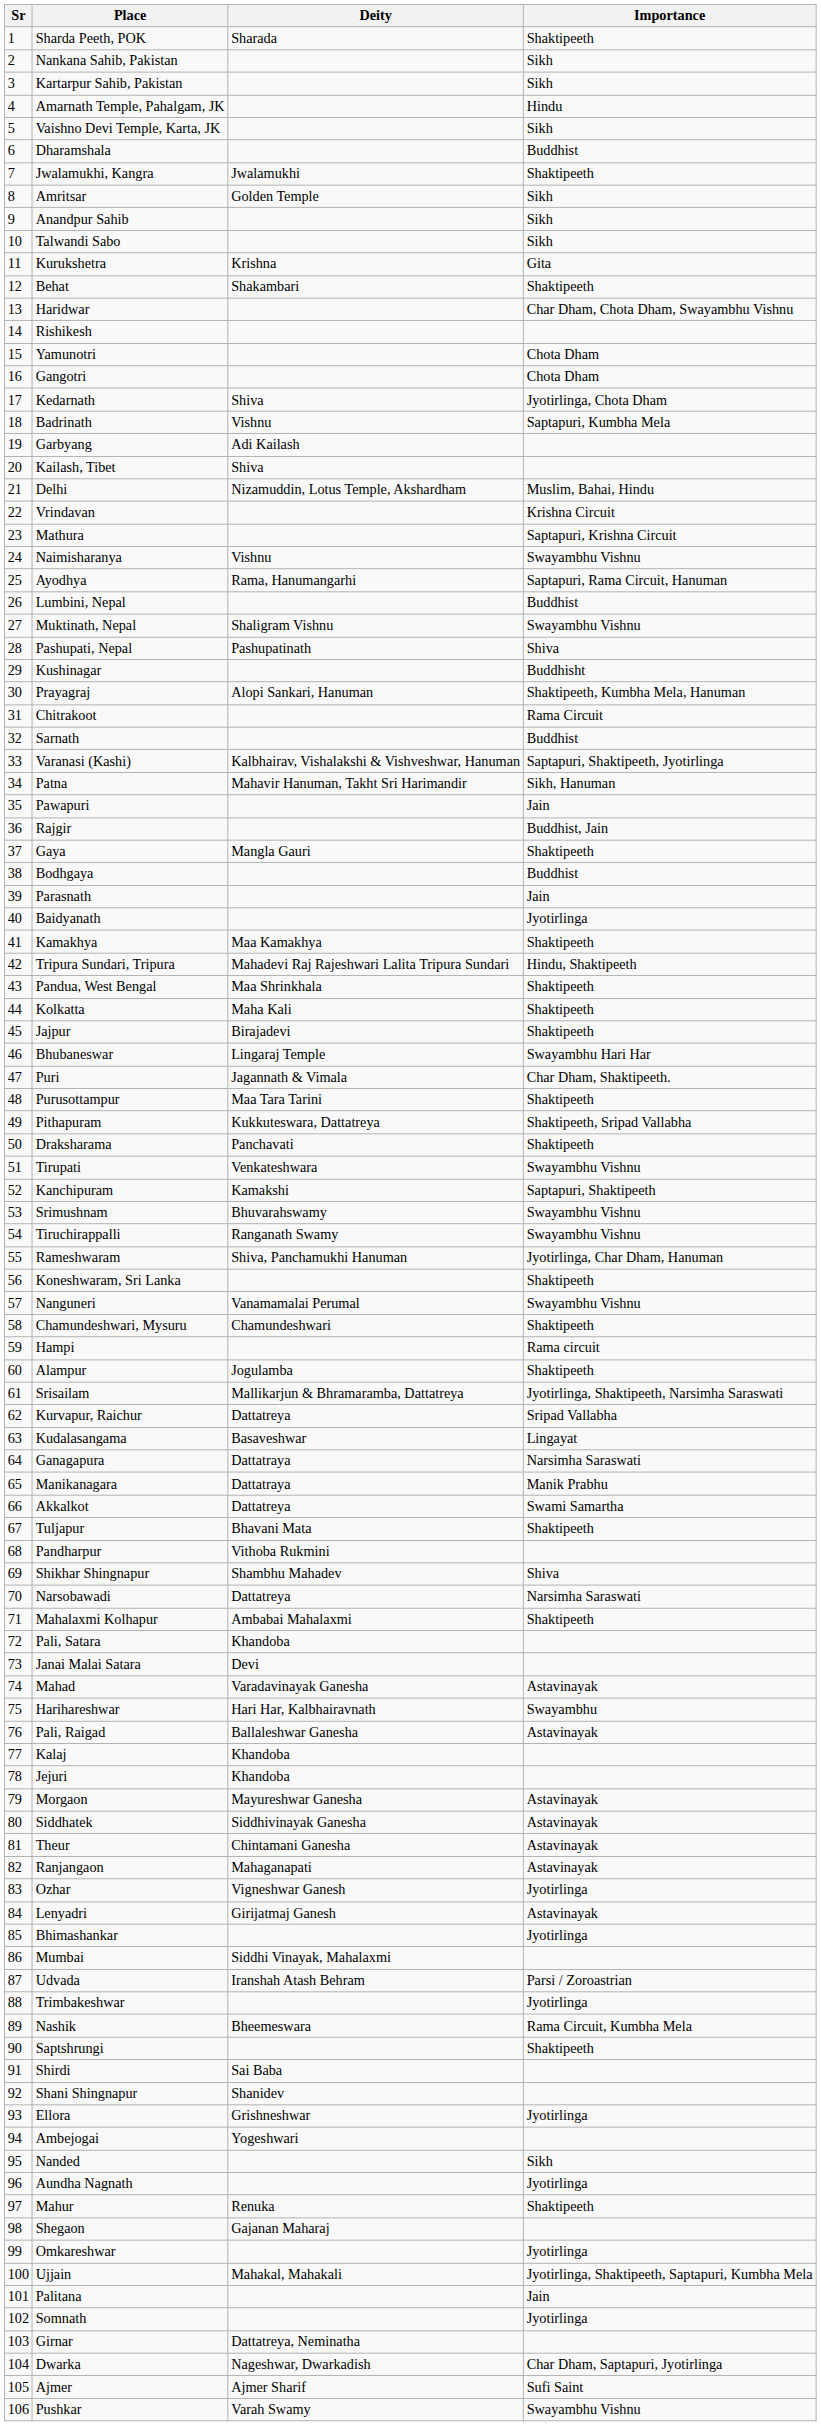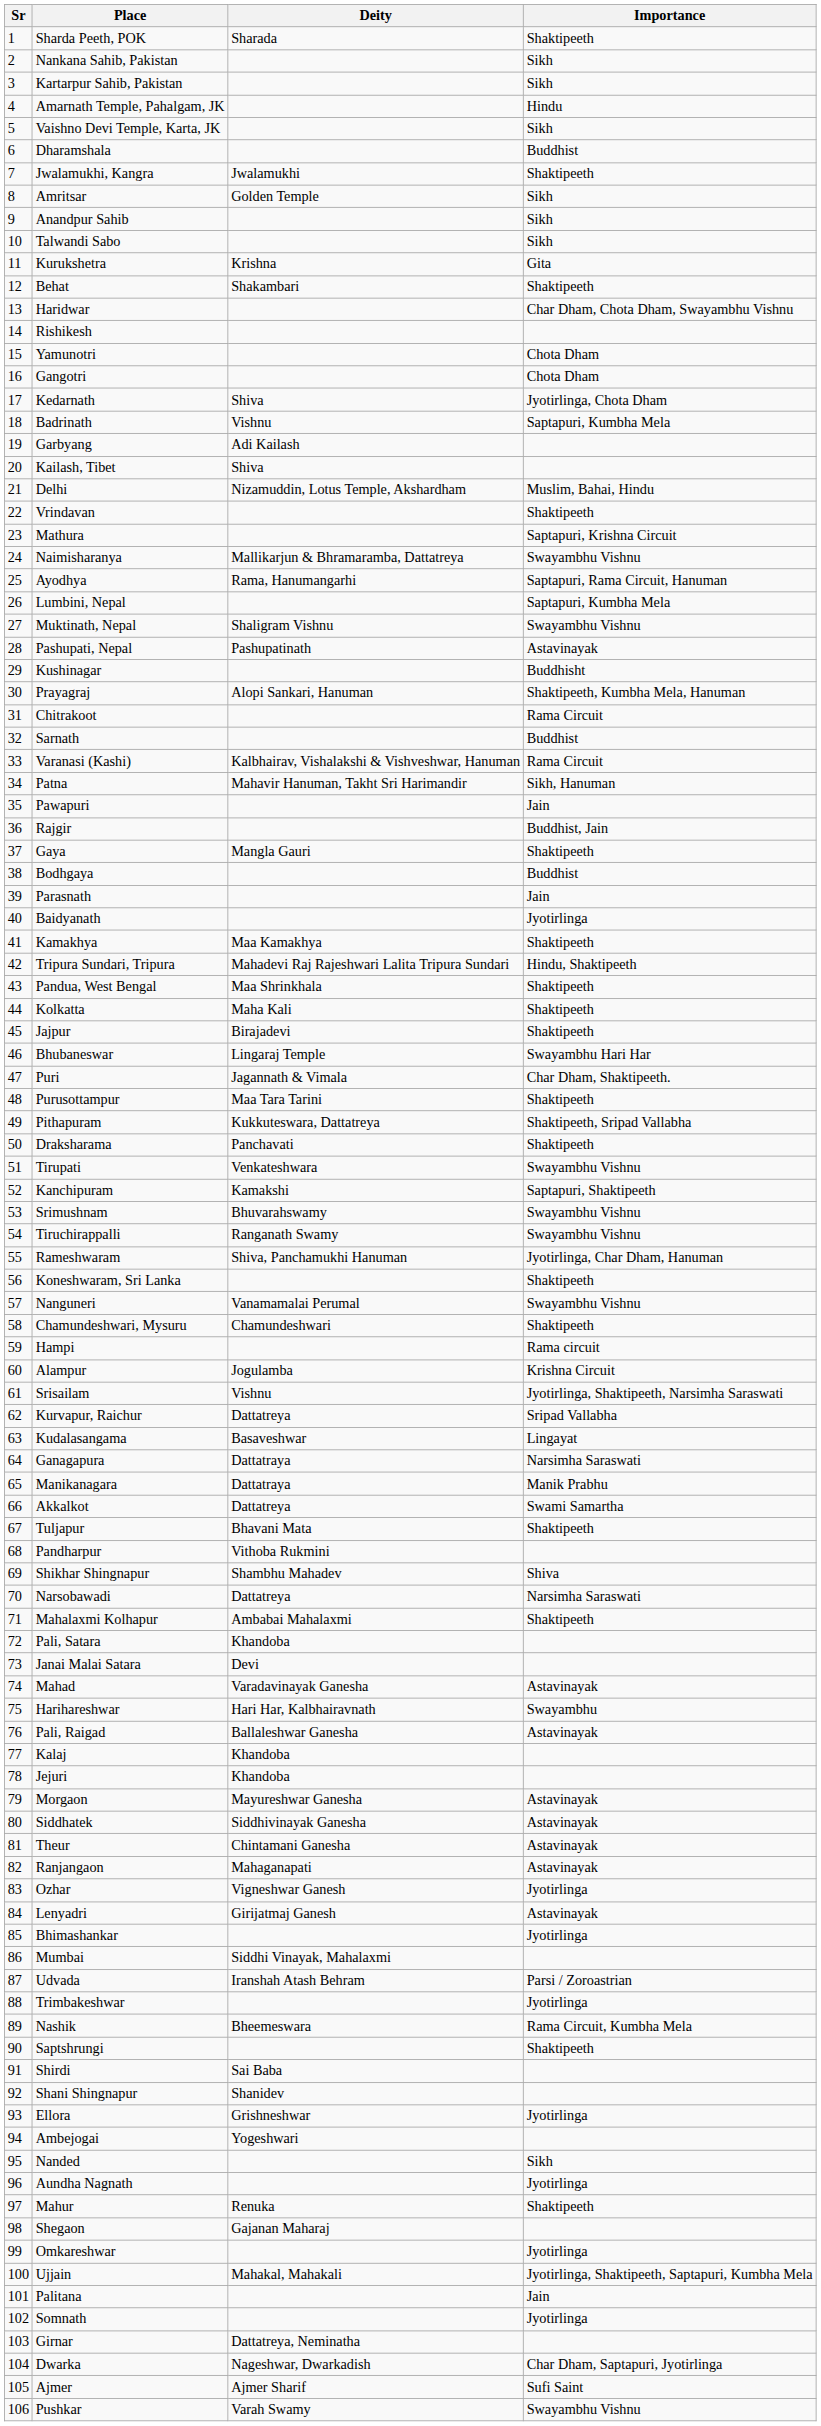(571, 512) Krishna Circuit -> (560, 512) Shaktipeeth
(251, 557) Vishnu -> (347, 557) Mallikarjun & Bhramaramba, Dattatreya
(552, 602) Buddhist -> (598, 602) Saptapuri, Kumbha Mela
(543, 648) Shiva -> (562, 648) Astavinayak
(625, 761) Saptapuri, Shaktipeeth, Jyotirlinga -> (565, 761) Rama Circuit
(560, 1370) Shaktipeeth -> (571, 1370) Krishna Circuit
(347, 1393) Mallikarjun & Bhramaramba, Dattatreya -> (251, 1393) Vishnu
